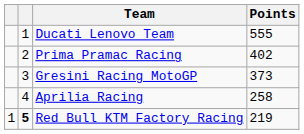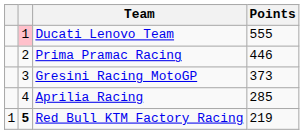(25, 36) no background -> (25, 36) pink background
(261, 57) 402 -> (261, 57) 446
(261, 98) 258 -> (261, 98) 285
